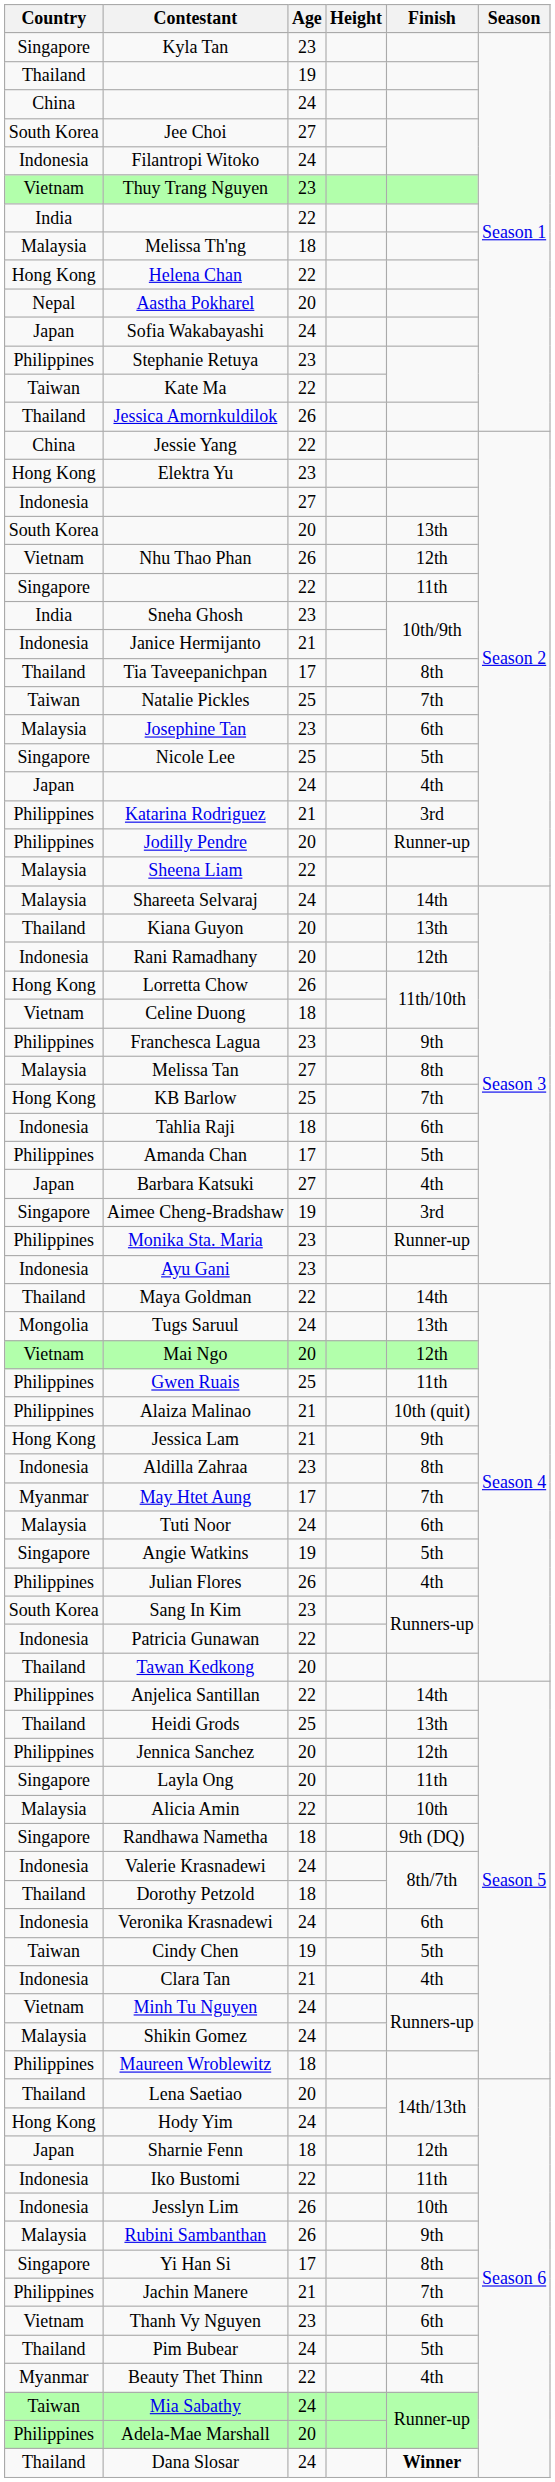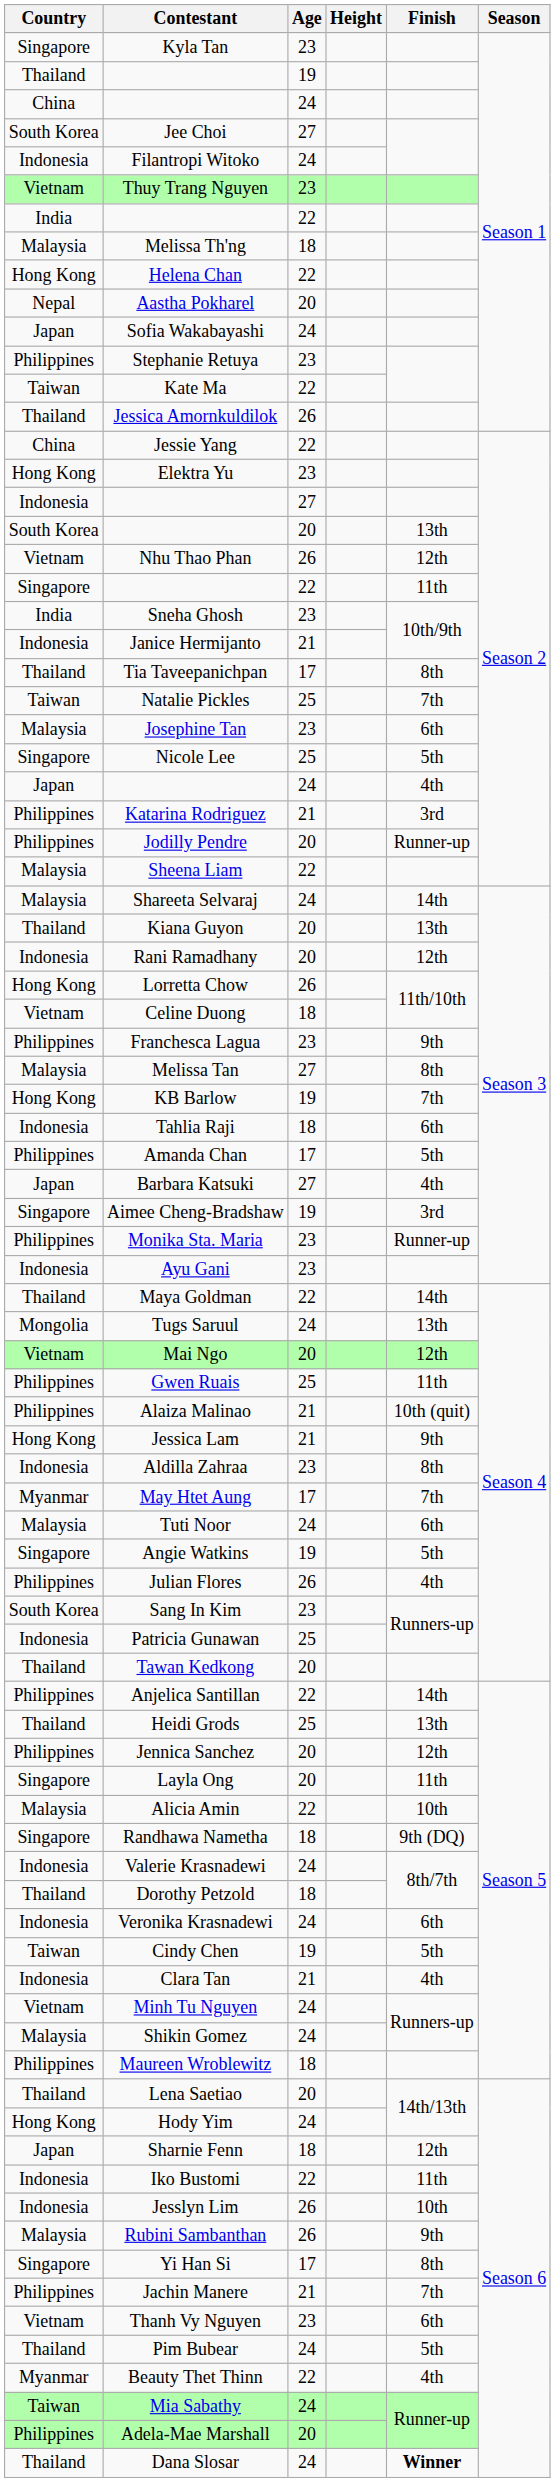(307, 1098) 25 -> (307, 1098) 19
(307, 1638) 22 -> (307, 1638) 25
